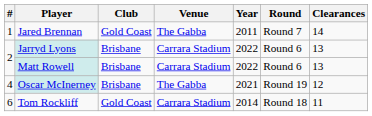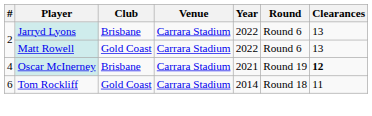- row: (50, 31)
(121, 66) Brisbane -> (126, 48) Gold Coast
(182, 84) The Gabba -> (194, 66) Carrara Stadium
(318, 84) normal -> (318, 66) bold
